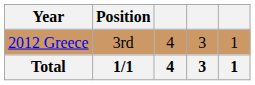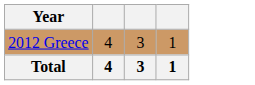- column: (123, 17)
